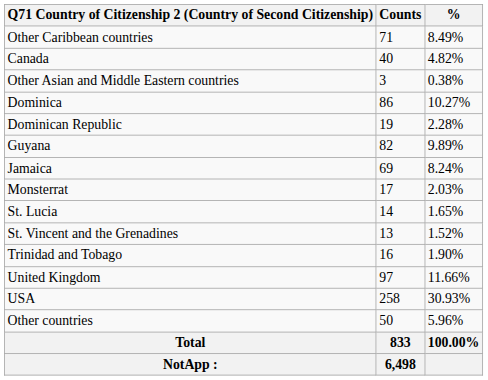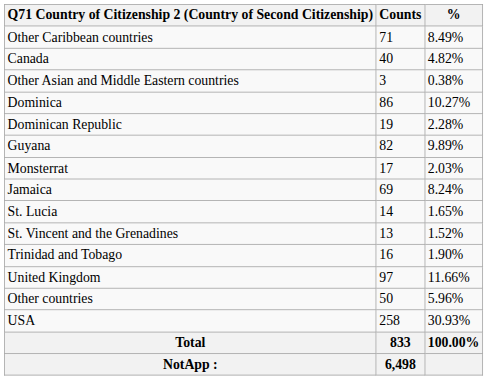rows swapped: (30, 168) <-> (38, 189)
rows swapped: (21, 299) <-> (50, 320)
